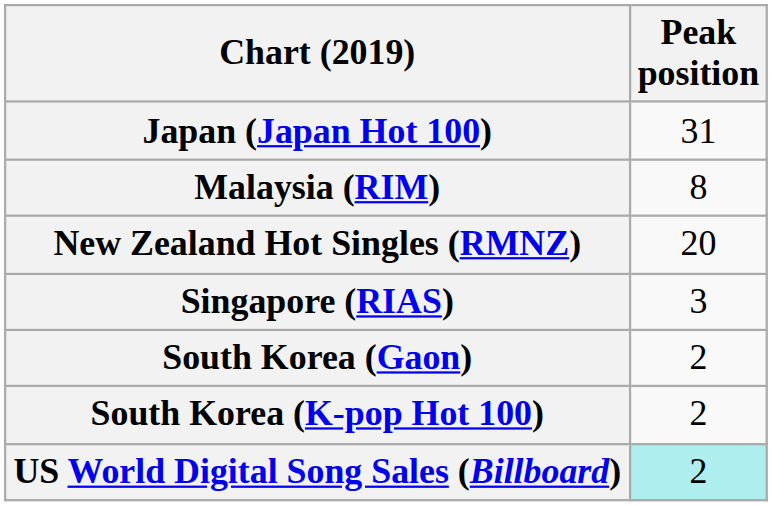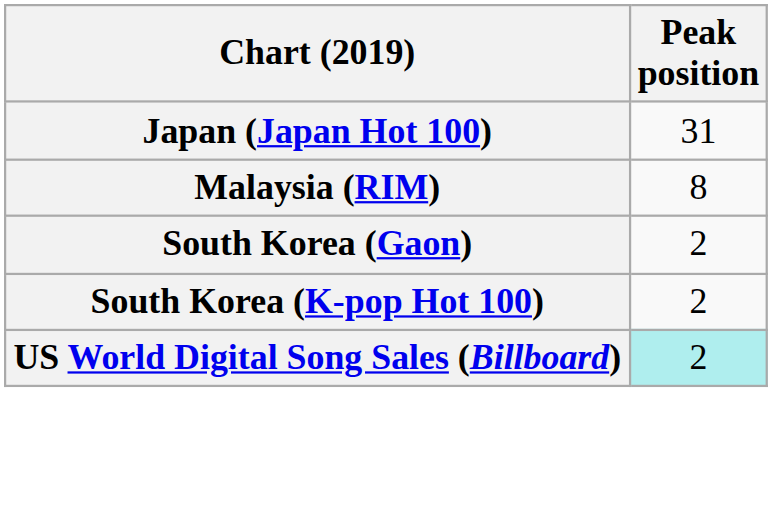- row: (317, 243)
- row: (317, 300)
